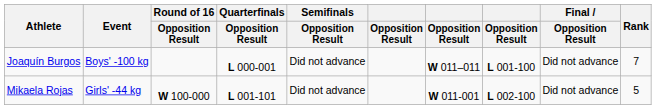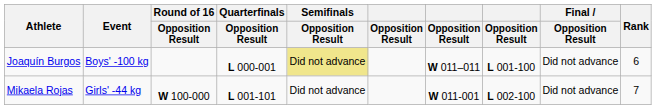(328, 62) no background -> (328, 62) khaki background
(636, 62) 7 -> (636, 62) 6
(636, 90) 5 -> (636, 90) 7
